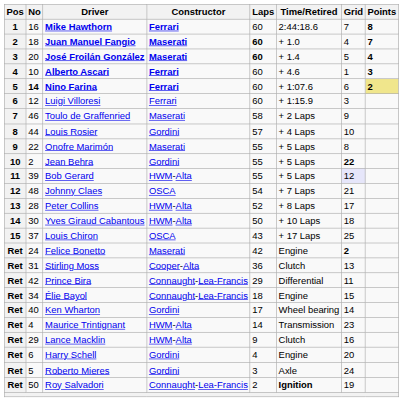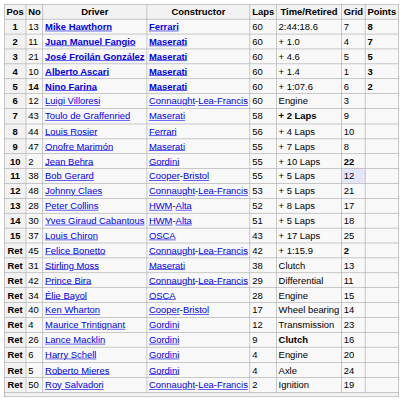(33, 27) 16 -> (33, 27) 13
(33, 42) 18 -> (33, 42) 11
(257, 42) bold -> (257, 42) normal
(33, 57) 20 -> (33, 57) 21
(257, 57) bold -> (257, 57) normal
(289, 57) + 1.4 -> (289, 57) + 4.6
(370, 57) 4 -> (370, 57) 5
(164, 72) Ferrari -> (168, 72) Maserati
(289, 72) + 4.6 -> (289, 72) + 1.4
(164, 87) Ferrari -> (168, 87) Maserati
(370, 87) khaki background -> (370, 87) no background
(163, 101) Ferrari -> (198, 101) Connaught-Lea-Francis
(296, 101) + 1:15.9 -> (293, 101) Engine
(33, 116) 46 -> (33, 116) 43
(297, 116) normal -> (298, 116) bold
(164, 131) Gordini -> (163, 131) Ferrari
(257, 131) 57 -> (257, 131) 56
(33, 146) 22 -> (33, 146) 47
(297, 146) + 5 Laps -> (297, 146) + 7 Laps
(297, 161) + 5 Laps -> (299, 161) + 10 Laps
(33, 176) 39 -> (33, 176) 38
(170, 176) HWM-Alta -> (179, 176) Cooper-Bristol
(162, 191) OSCA -> (198, 191) Connaught-Lea-Francis
(257, 191) 54 -> (257, 191) 53
(297, 191) + 7 Laps -> (297, 191) + 5 Laps
(257, 221) 50 -> (257, 221) 51
(299, 221) + 10 Laps -> (297, 221) + 5 Laps
(33, 251) 24 -> (33, 251) 45
(167, 251) Maserati -> (198, 251) Connaught-Lea-Francis
(293, 251) Engine -> (296, 251) + 1:15.9
(174, 266) Cooper-Alta -> (167, 266) Maserati
(257, 266) 36 -> (257, 266) 38
(198, 295) Connaught-Lea-Francis -> (162, 295) OSCA
(257, 295) 18 -> (257, 295) 28
(164, 310) Gordini -> (179, 310) Cooper-Bristol
(170, 325) HWM-Alta -> (164, 325) Gordini
(257, 325) 14 -> (257, 325) 12
(33, 340) 29 -> (33, 340) 26
(170, 340) HWM-Alta -> (164, 340) Gordini
(292, 340) normal -> (293, 340) bold
(255, 370) 3 -> (255, 370) 4
(296, 385) bold -> (294, 385) normal
